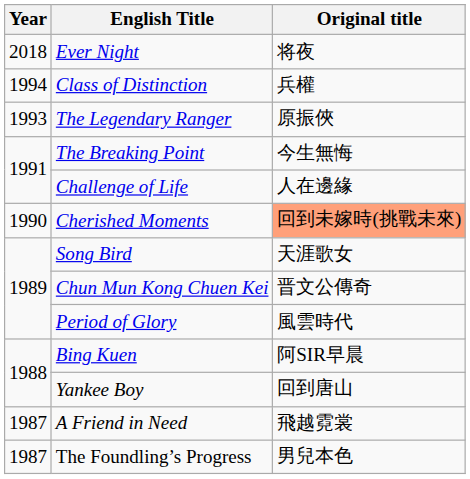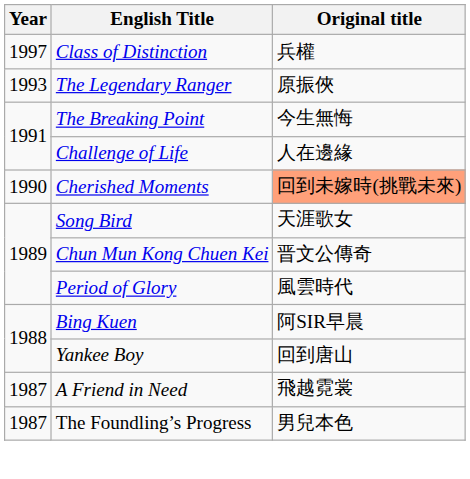- row: (97, 51)
(28, 85) 1994 -> (28, 51) 1997
